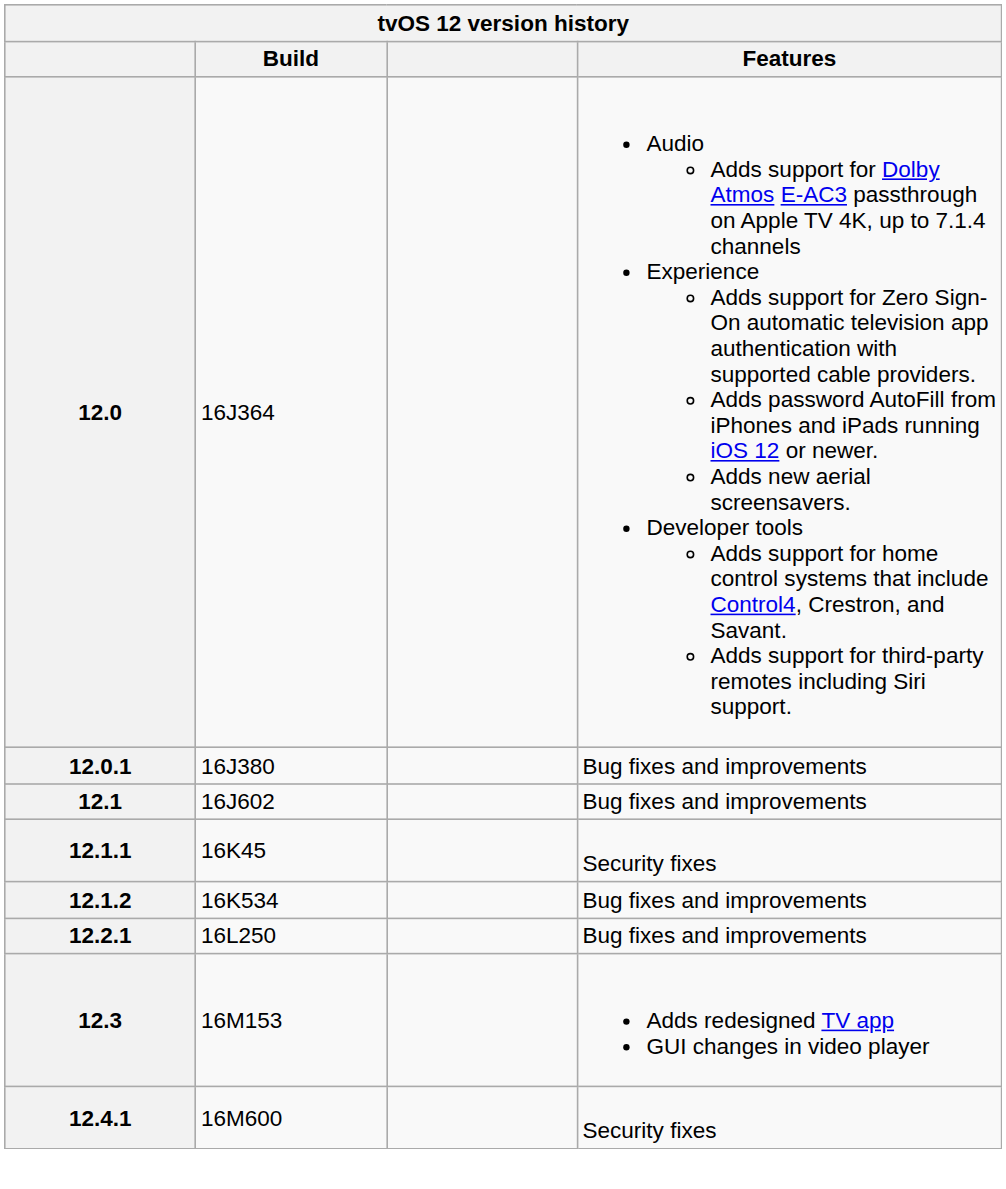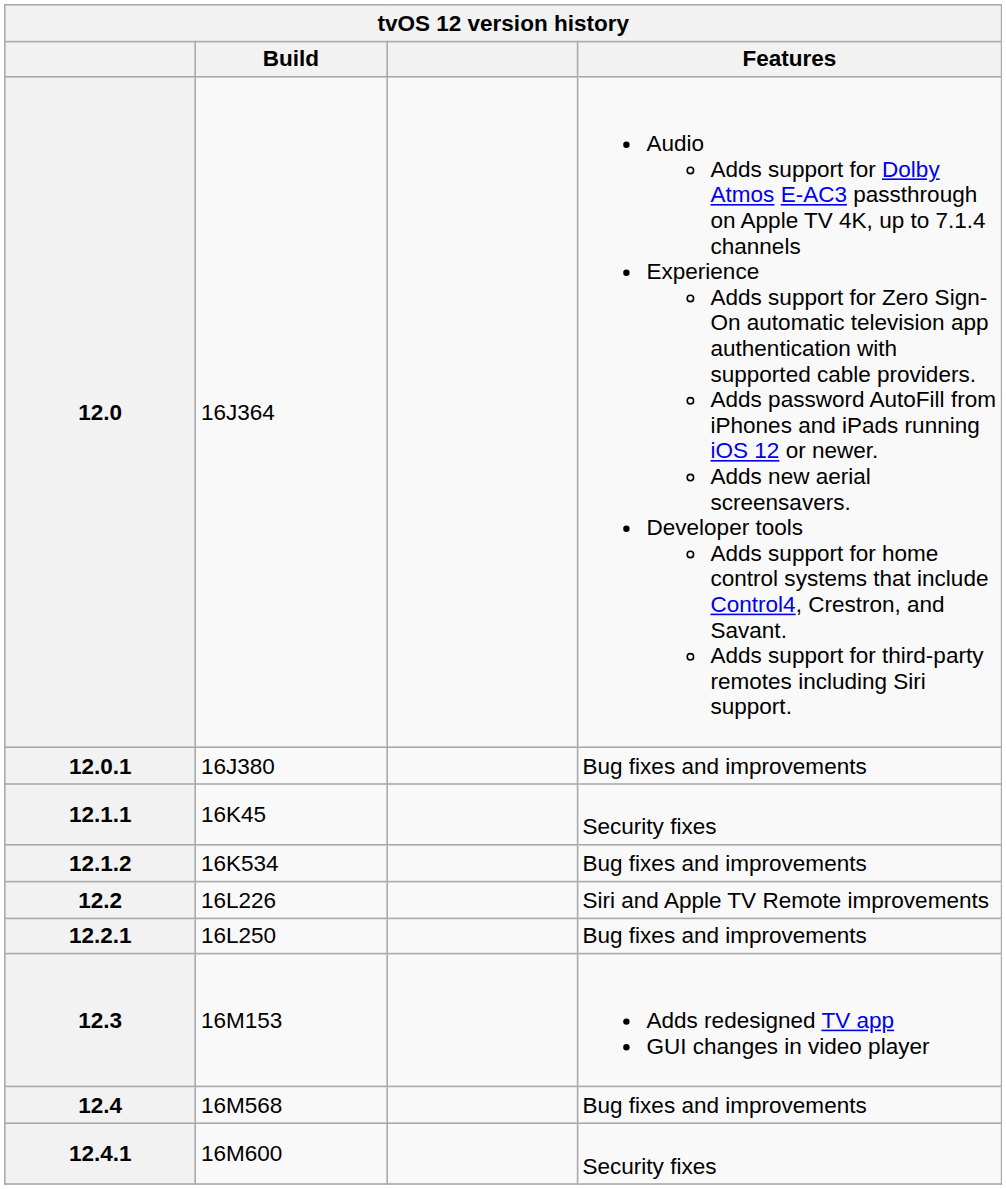- row: (100, 802)
+ row: (100, 900)
+ row: (100, 1104)
